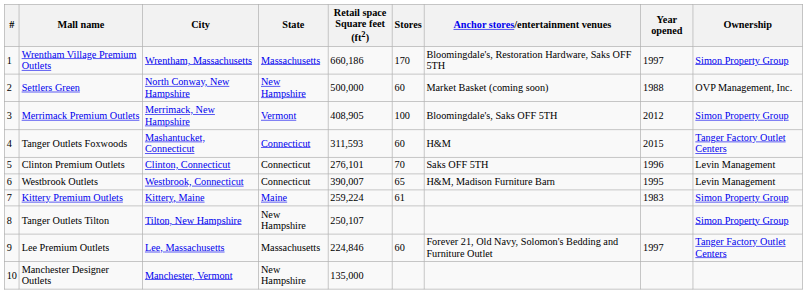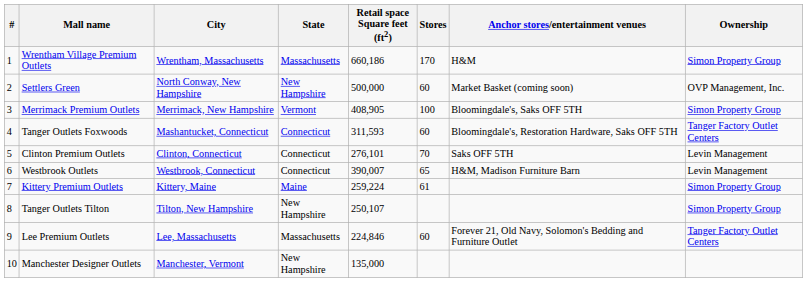- column: (667, 25)
(529, 60) Bloomingdale's, Restoration Hardware, Saks OFF 5TH -> (464, 60) H&M
(439, 143) H&M -> (564, 132) Bloomingdale's, Restoration Hardware, Saks OFF 5TH
